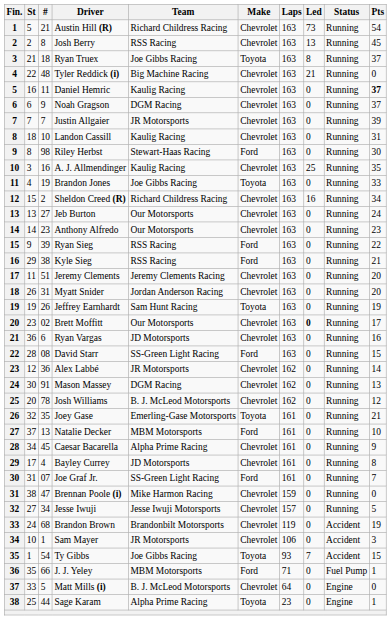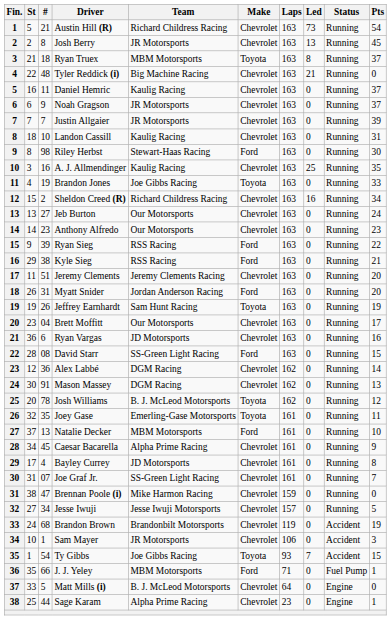(153, 43) RSS Racing -> (160, 43) JR Motorsports
(164, 59) Joe Gibbs Racing -> (166, 59) MBM Motorsports
(376, 90) bold -> (376, 90) normal
(156, 105) DGM Racing -> (160, 105) JR Motorsports
(259, 292) Chevrolet -> (249, 292) Ford
(45, 323) 02 -> (45, 323) 04
(308, 323) bold -> (308, 323) normal
(160, 369) JR Motorsports -> (156, 369) DGM Racing
(259, 400) Chevrolet -> (253, 400) Toyota
(376, 416) 21 -> (376, 416) 11
(249, 478) Ford -> (259, 478) Chevrolet
(253, 602) Toyota -> (259, 602) Chevrolet
